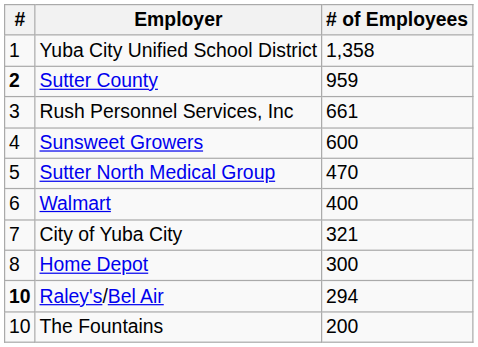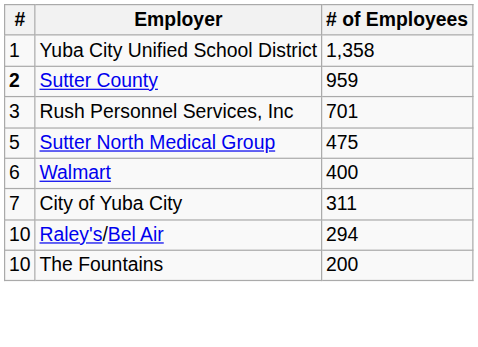(342, 111) 661 -> (342, 111) 701
- row: (121, 142)
(342, 173) 470 -> (342, 142) 475
(342, 234) 321 -> (342, 204) 311
- row: (94, 265)
(20, 296) bold -> (20, 234) normal
